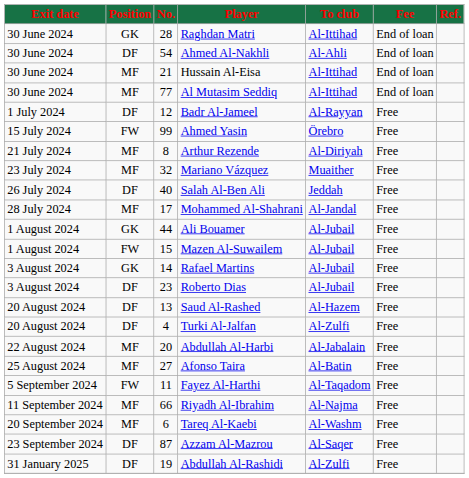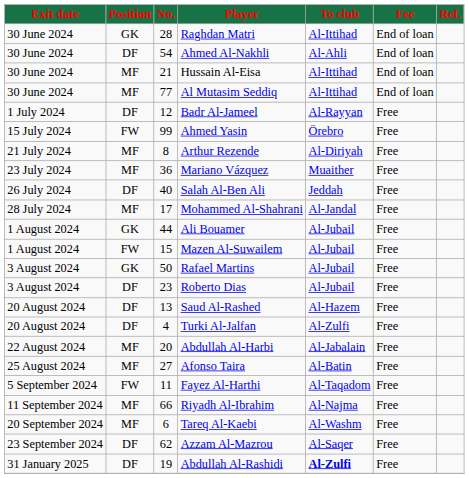(166, 170) 32 -> (166, 170) 36
(166, 268) 14 -> (166, 268) 50
(166, 444) 87 -> (166, 444) 62
(329, 463) normal -> (330, 463) bold
